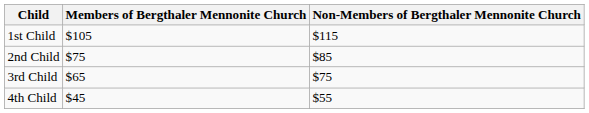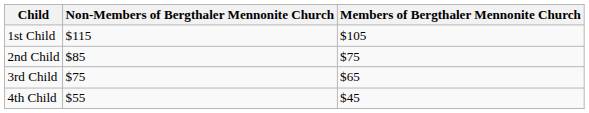columns swapped: (186, 14) <-> (447, 14)
